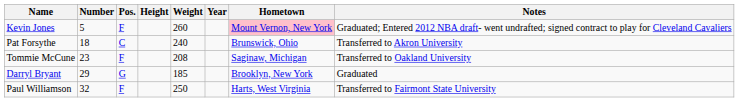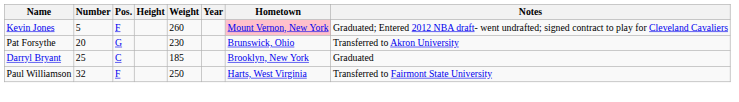(84, 43) 18 -> (81, 43) 20
(122, 43) C -> (119, 43) G
(180, 43) 240 -> (177, 43) 230
- row: (41, 58)
(84, 74) 29 -> (81, 58) 25
(122, 74) G -> (118, 58) C
